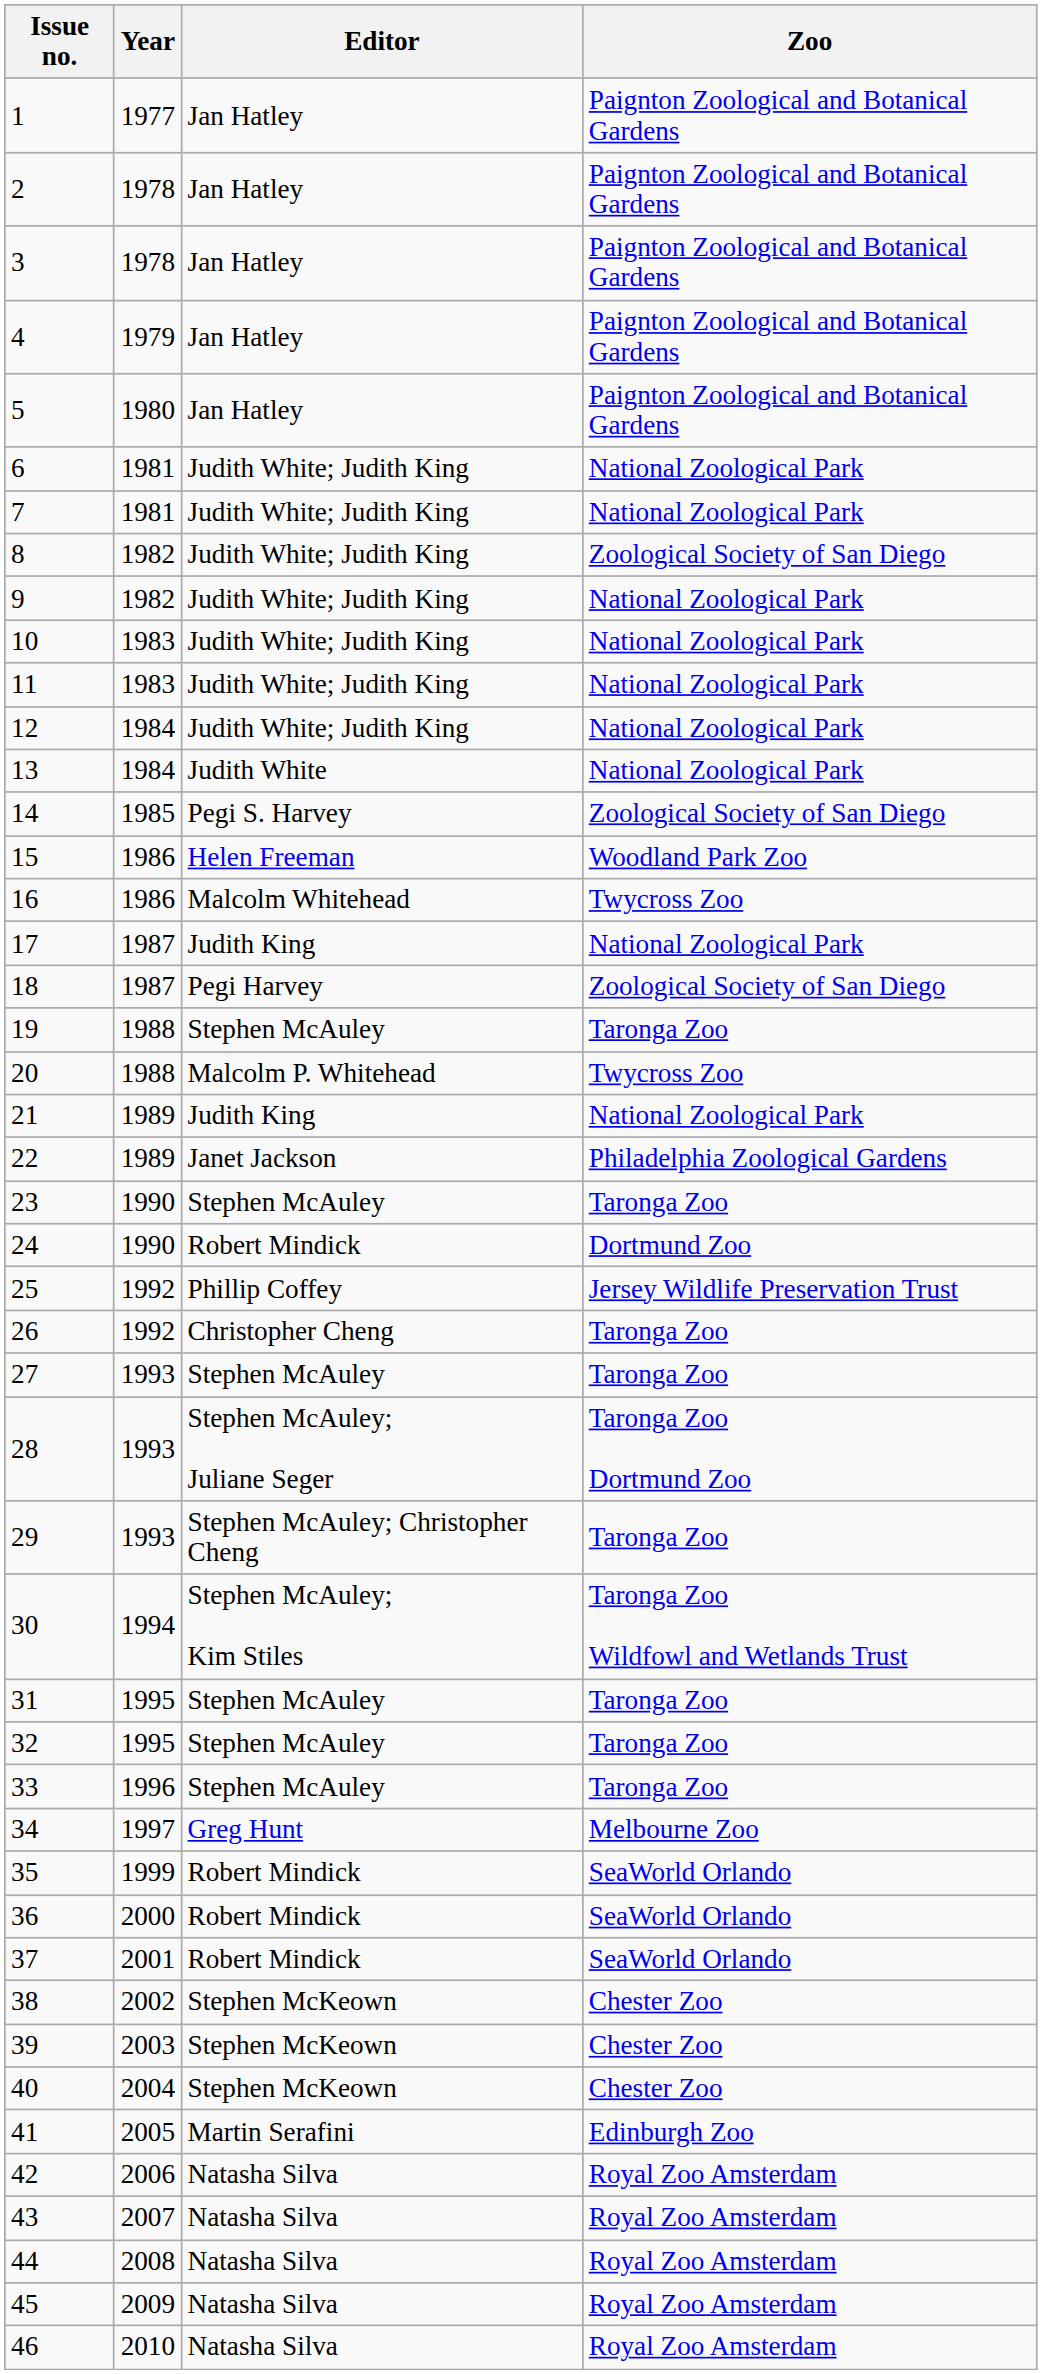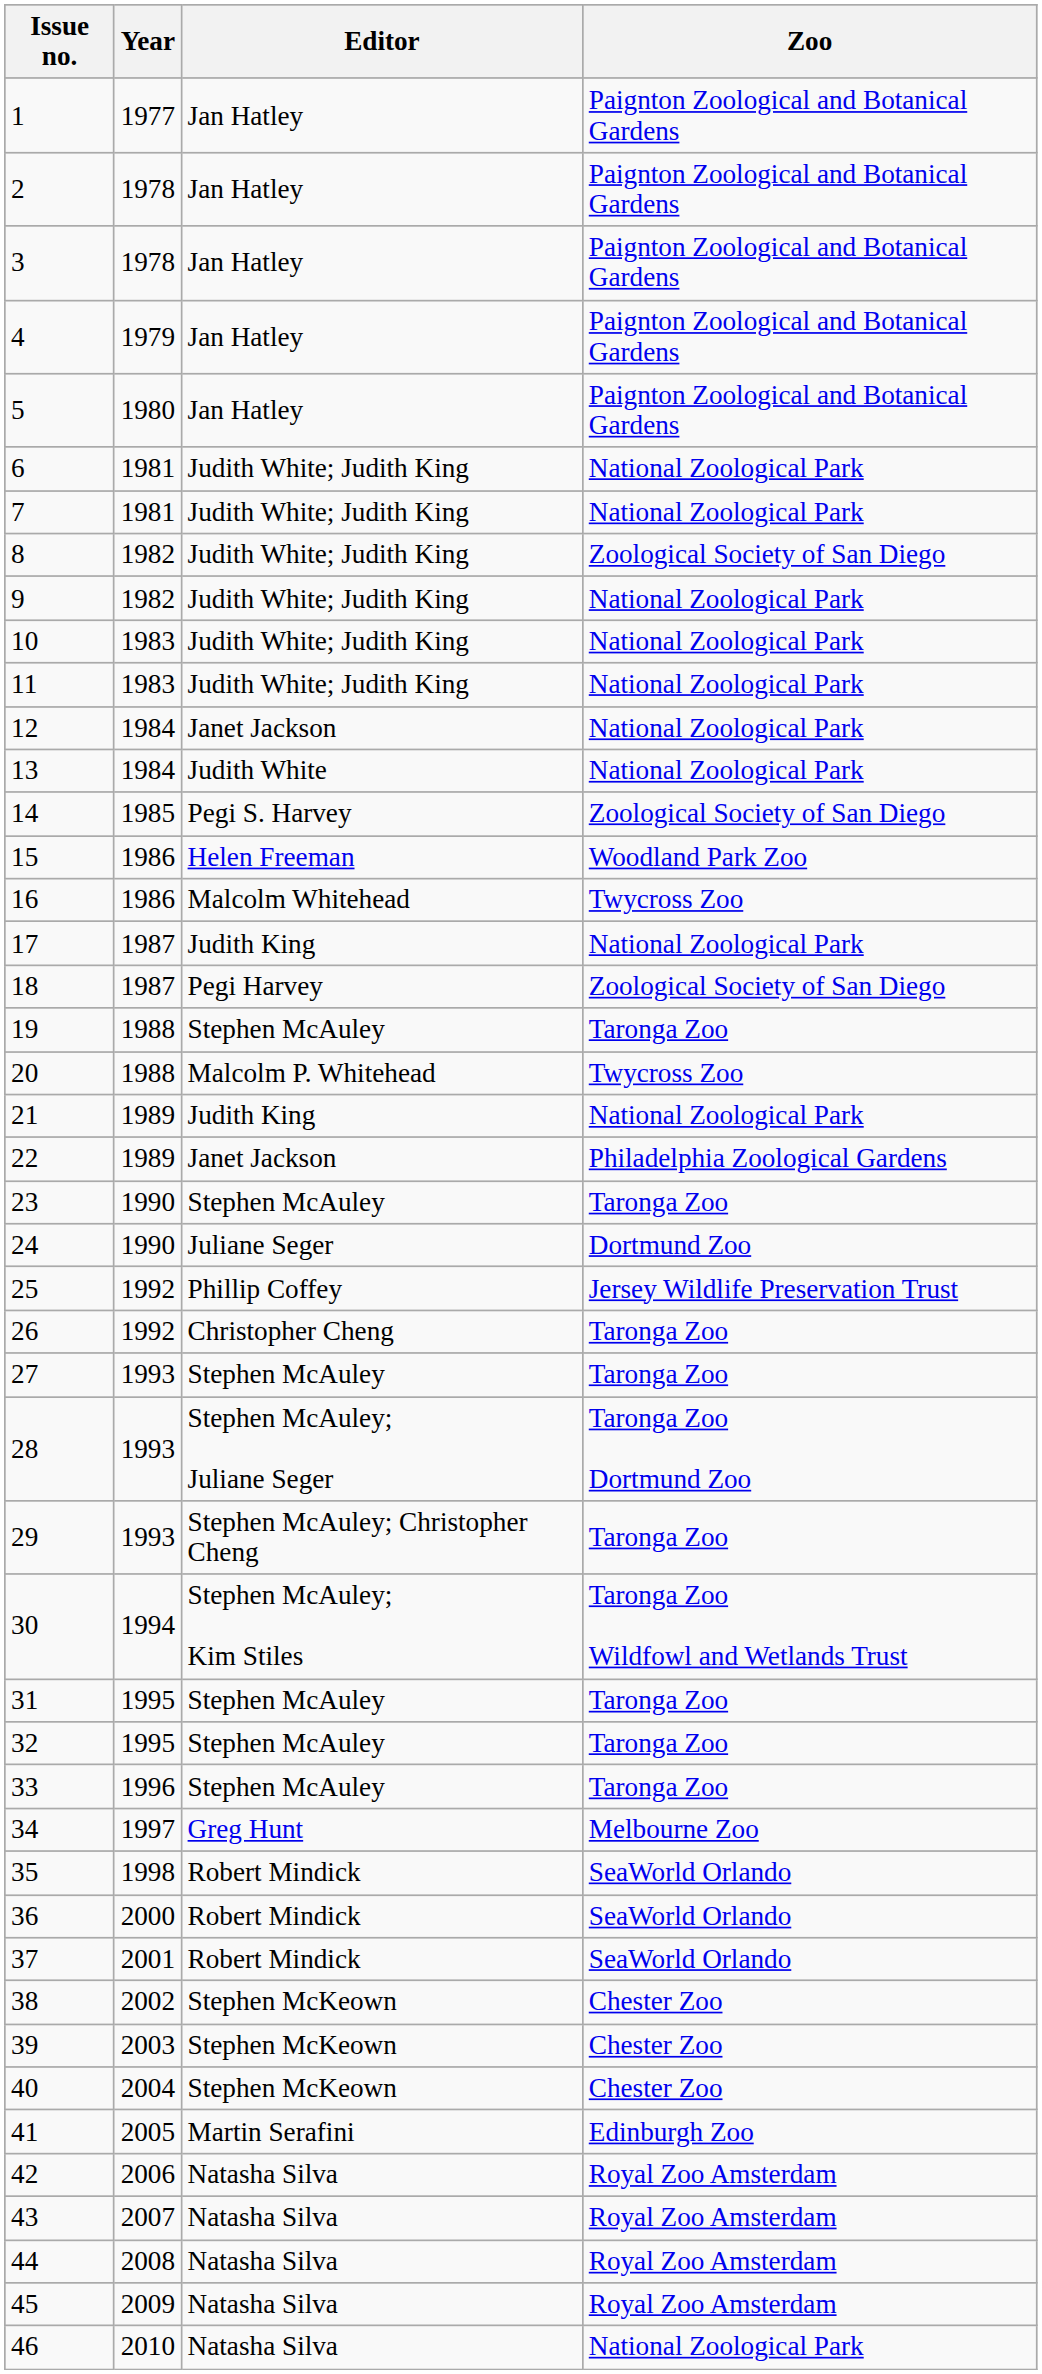(328, 727) Judith White; Judith King -> (262, 727) Janet Jackson
(274, 1244) Robert Mindick -> (260, 1244) Juliane Seger
(148, 1872) 1999 -> (148, 1872) 1998
(713, 2346) Royal Zoo Amsterdam -> (726, 2346) National Zoological Park
